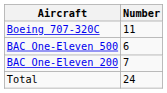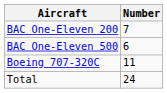rows swapped: (53, 30) <-> (62, 63)
